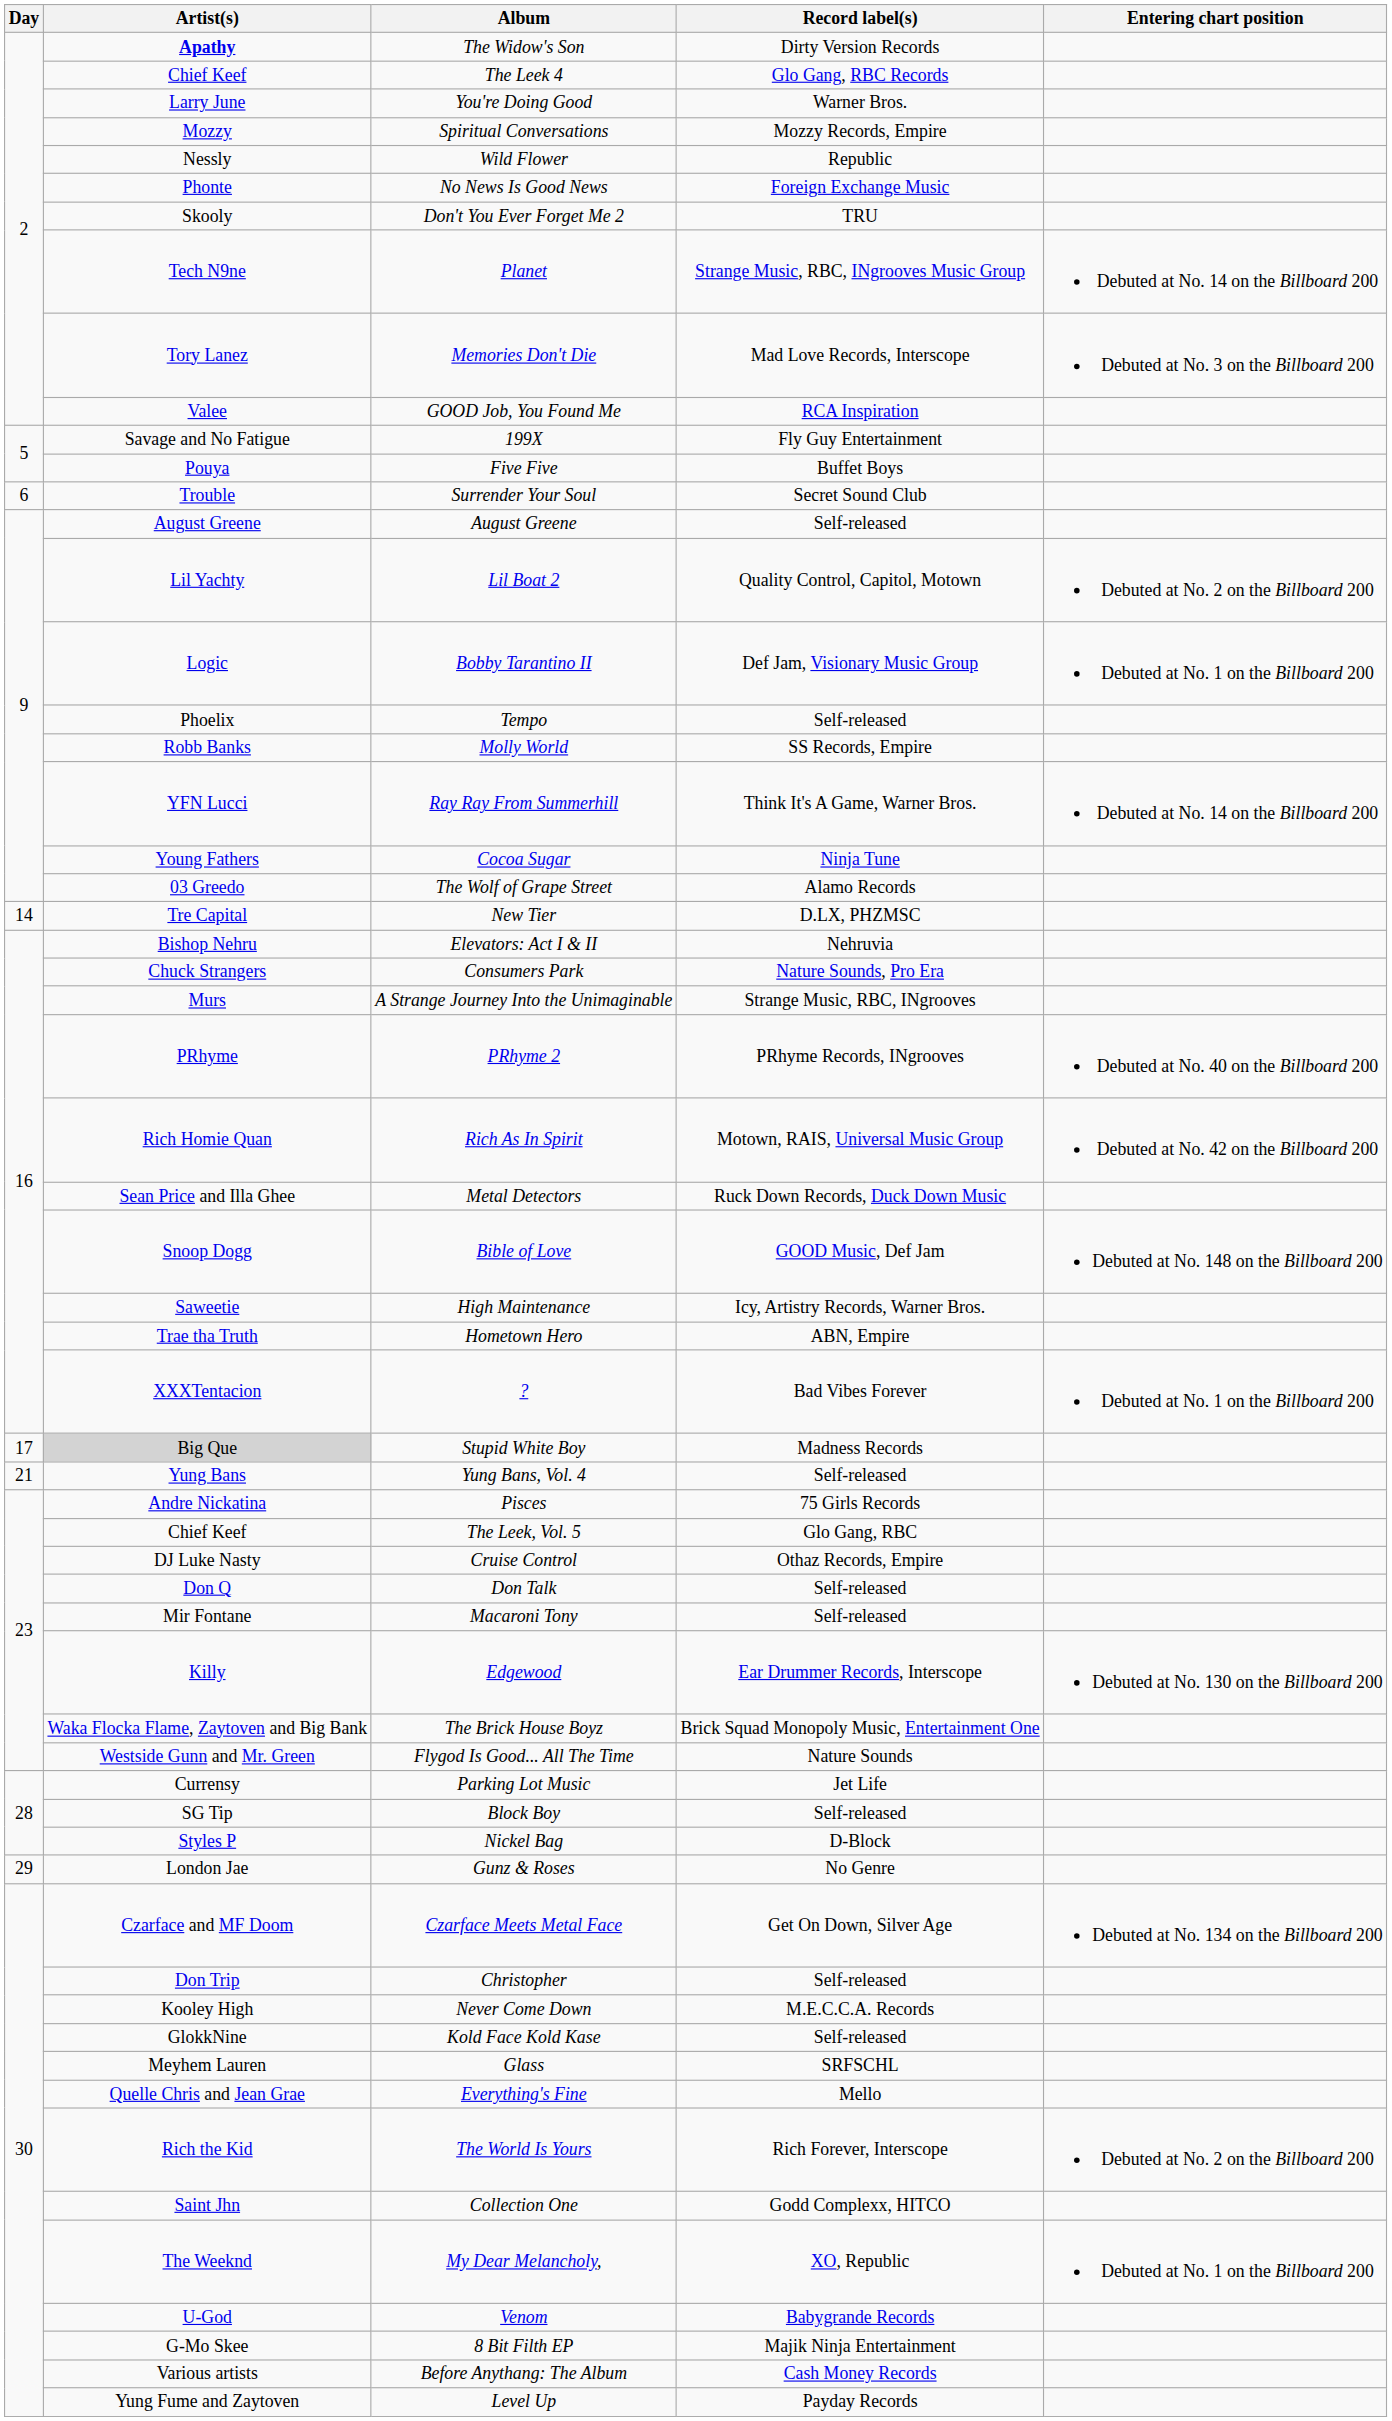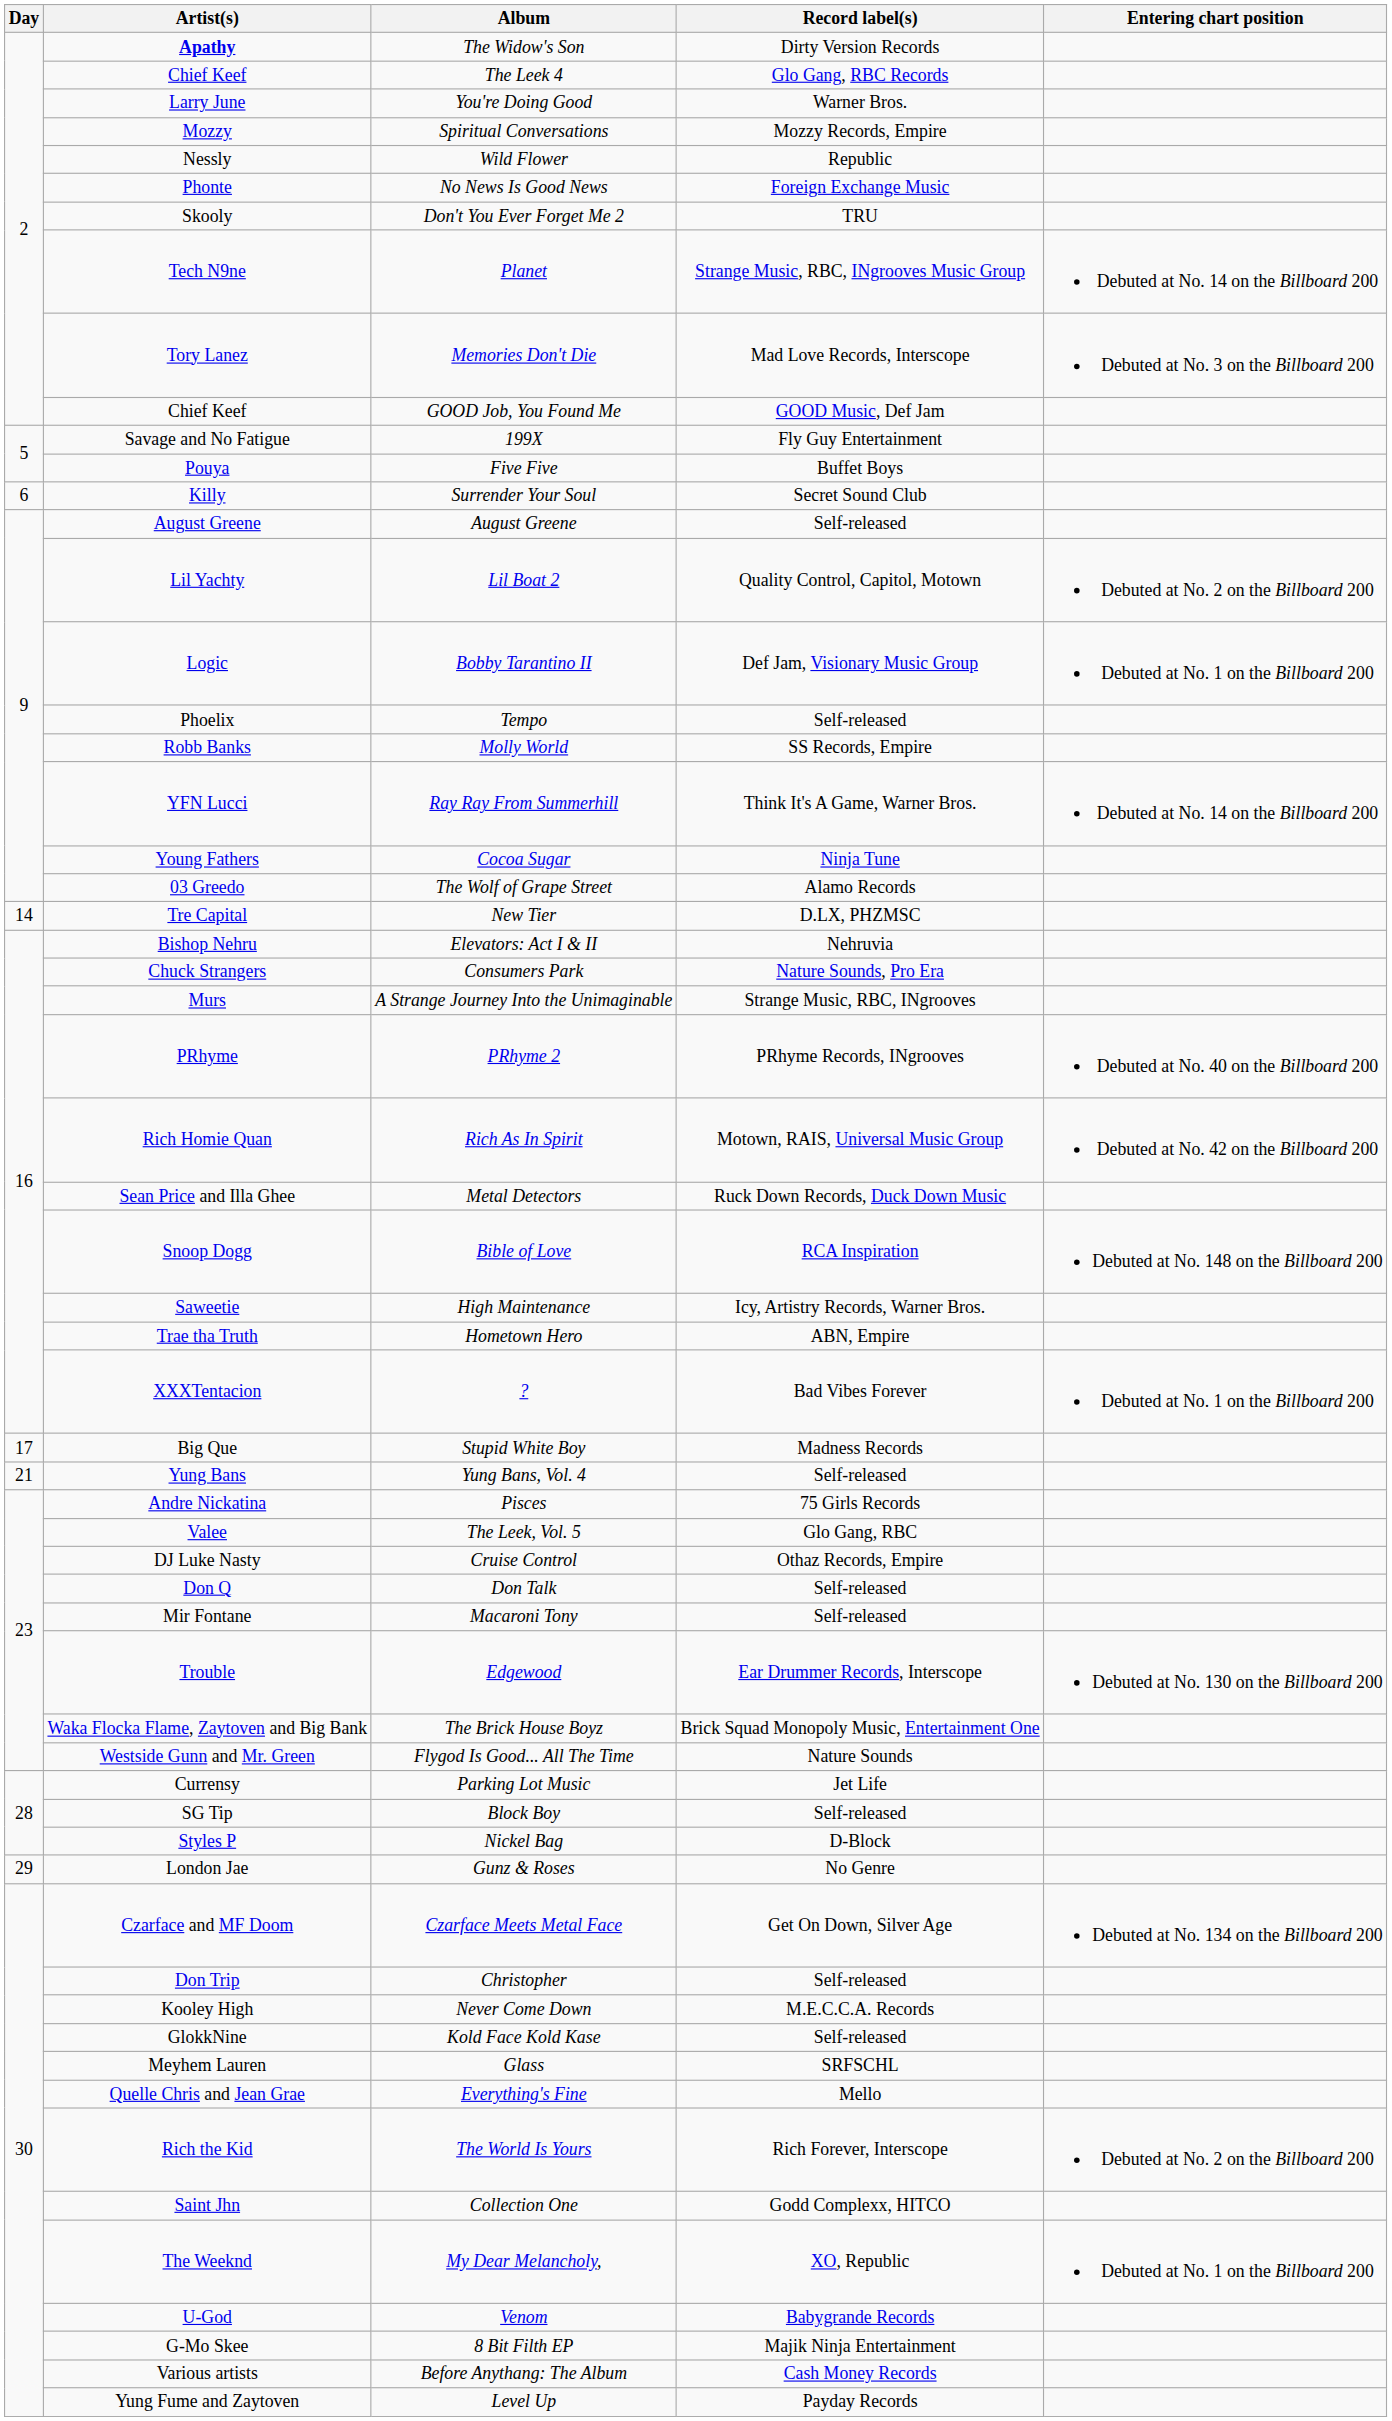(207, 411) Valee -> (207, 411) Chief Keef
(860, 411) RCA Inspiration -> (860, 411) GOOD Music, Def Jam
(207, 495) Trouble -> (207, 495) Killy
(860, 1251) GOOD Music, Def Jam -> (860, 1251) RCA Inspiration
(207, 1447) lightgrey background -> (207, 1447) no background
(207, 1532) Chief Keef -> (207, 1532) Valee
(207, 1672) Killy -> (207, 1672) Trouble
